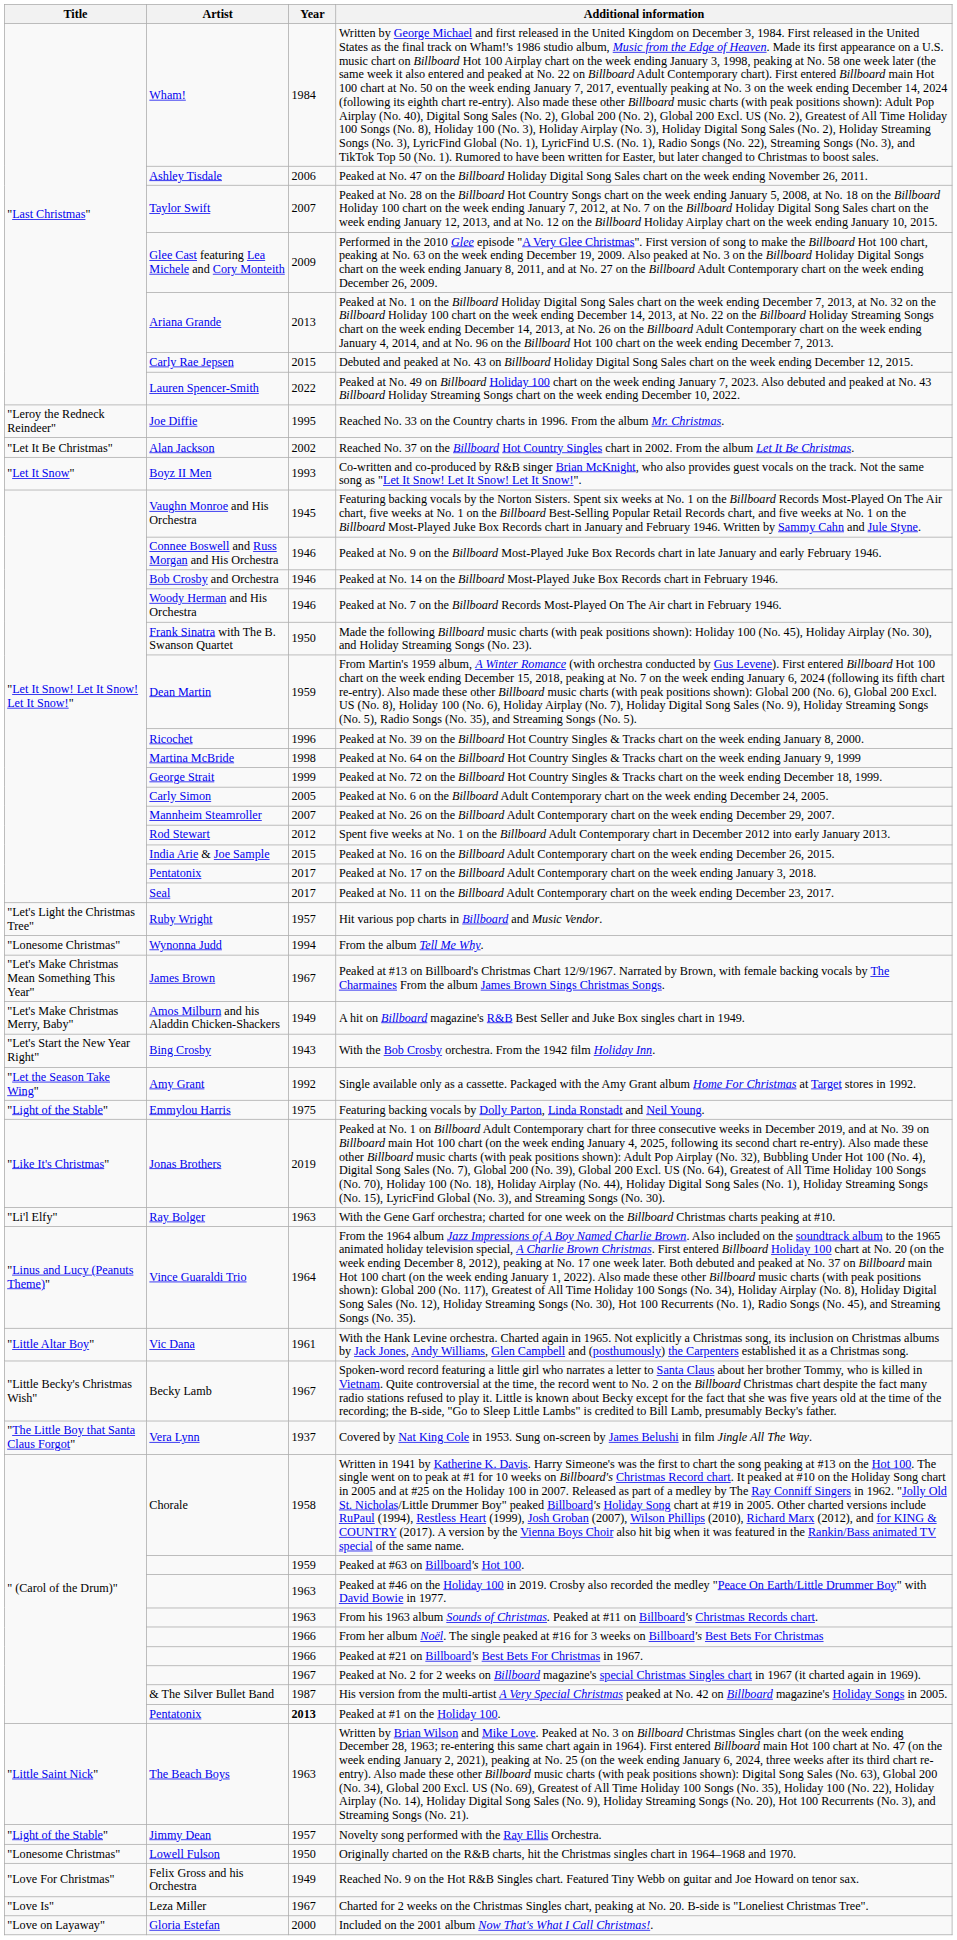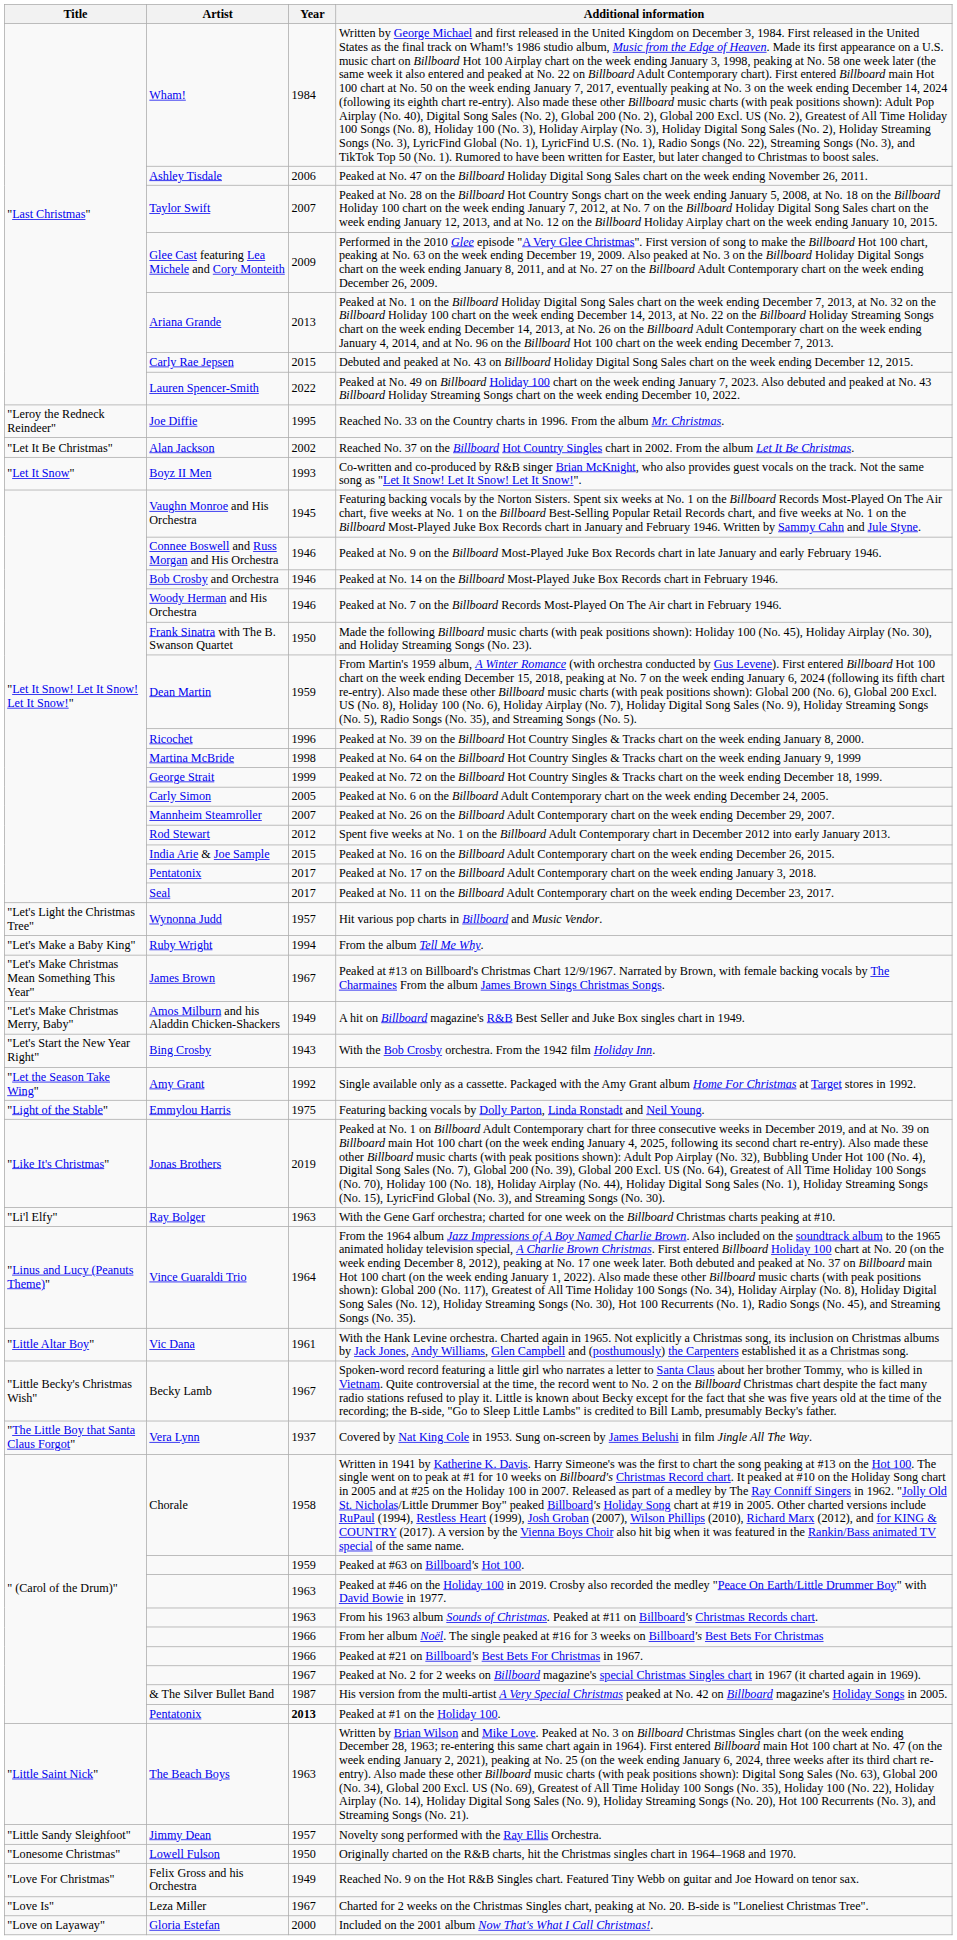(181, 919) Ruby Wright -> (186, 919) Wynonna Judd
(64, 945) "Lonesome Christmas" -> (71, 945) "Let's Make a Baby King"
(186, 945) Wynonna Judd -> (181, 945) Ruby Wright
(58, 1834) "Light of the Stable" -> (69, 1834) "Little Sandy Sleighfoot"
